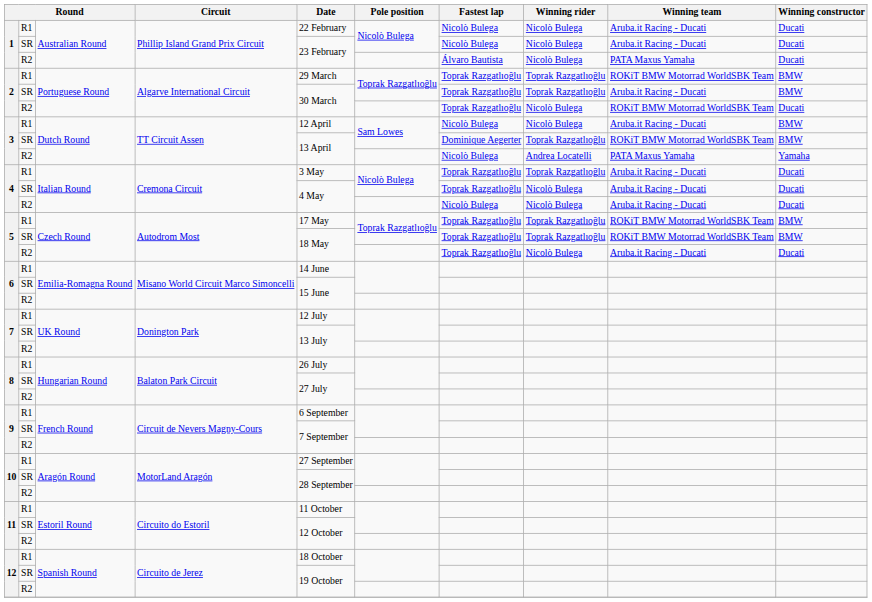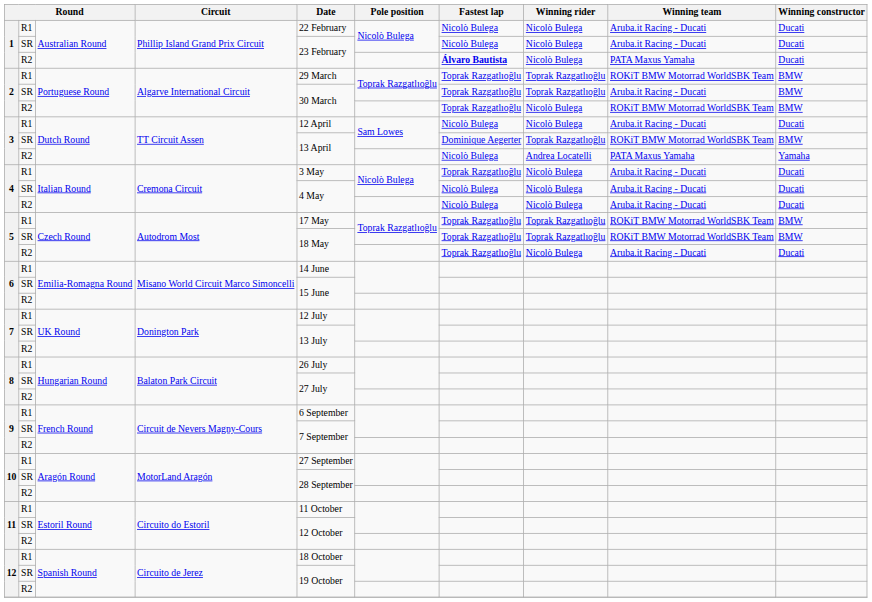(472, 60) normal -> (474, 60) bold
(791, 108) Ducati -> (791, 108) BMW
(791, 124) BMW -> (791, 124) Ducati
(566, 172) Toprak Razgatlıoğlu -> (554, 172) Nicolò Bulega
(481, 188) Toprak Razgatlıoğlu -> (470, 188) Nicolò Bulega
